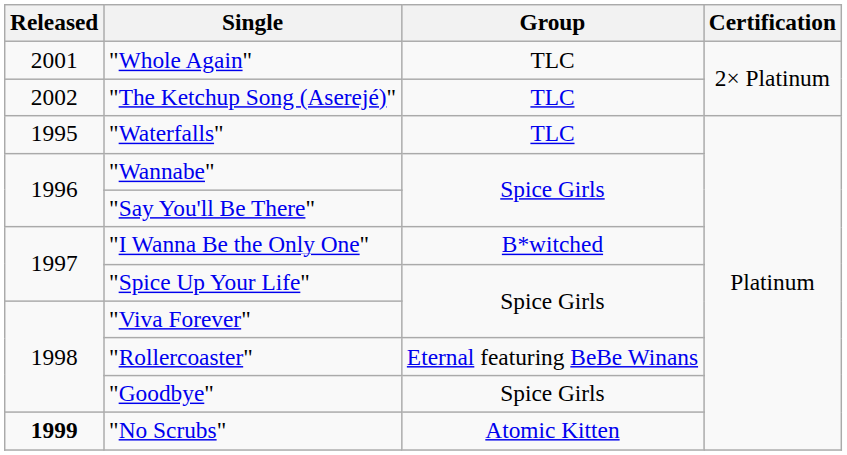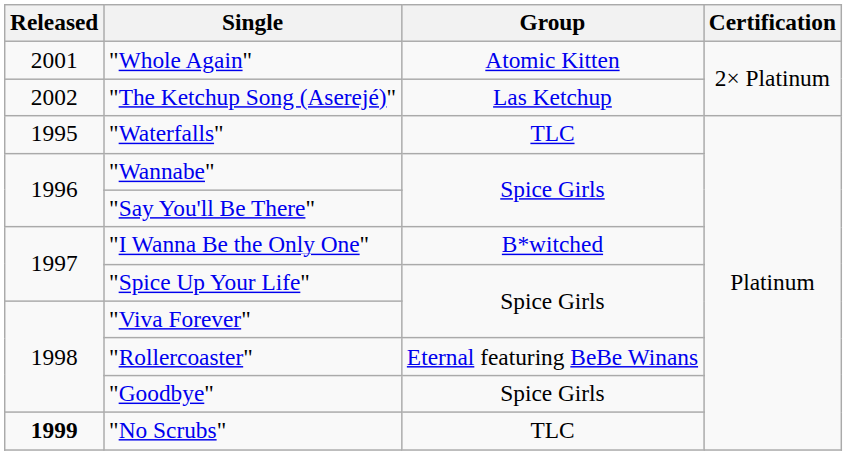(552, 60) TLC -> (552, 60) Atomic Kitten
(552, 97) TLC -> (552, 97) Las Ketchup
(552, 430) Atomic Kitten -> (552, 430) TLC
